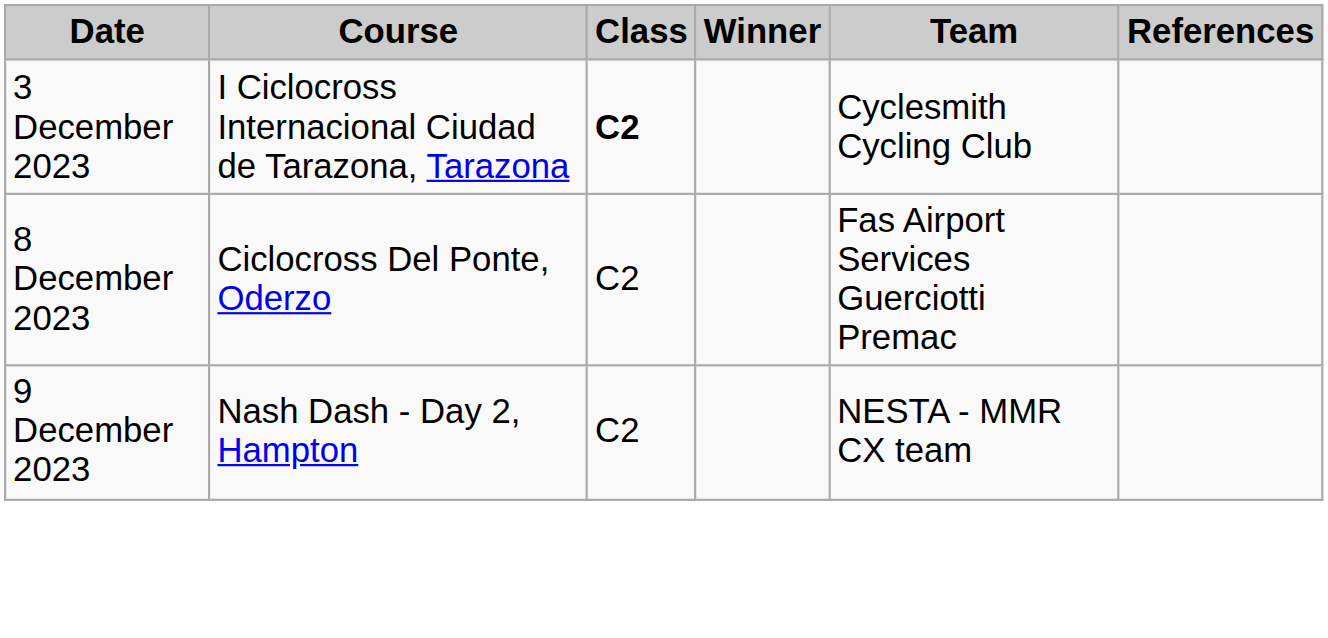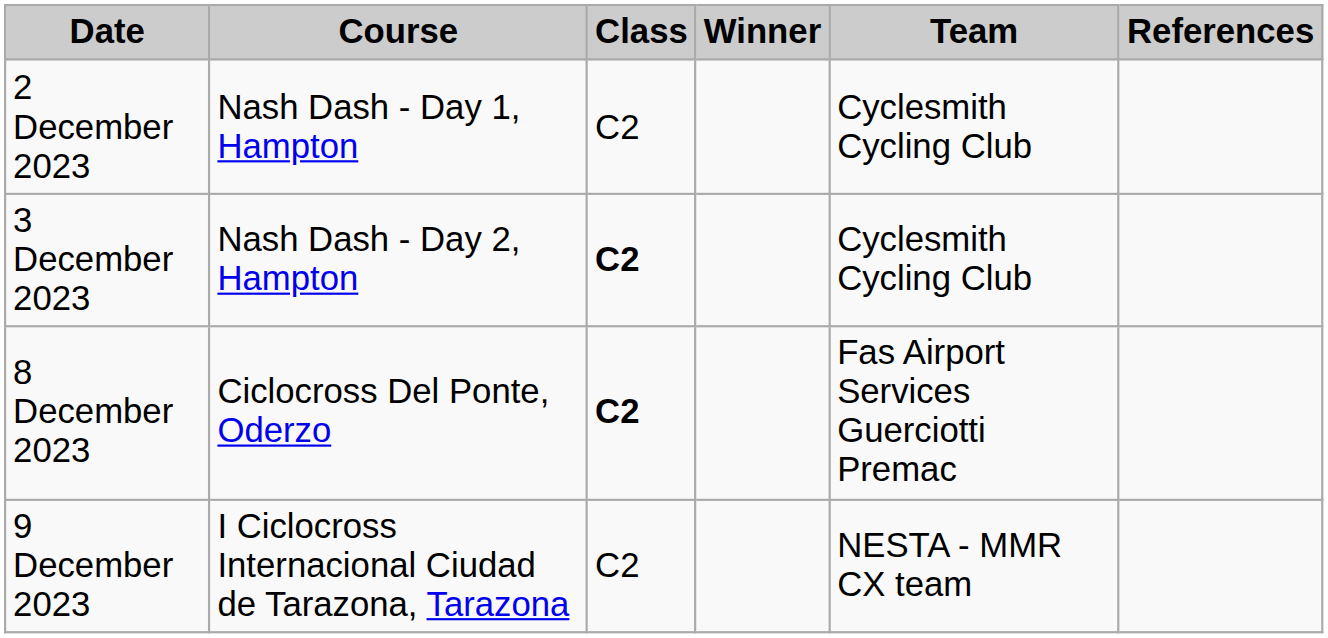+ row: (93, 126)
(393, 126) I Ciclocross Internacional Ciudad de Tarazona, Tarazona -> (369, 259) Nash Dash - Day 2, Hampton
(617, 278) normal -> (617, 412) bold
(369, 431) Nash Dash - Day 2, Hampton -> (393, 564) I Ciclocross Internacional Ciudad de Tarazona, Tarazona
